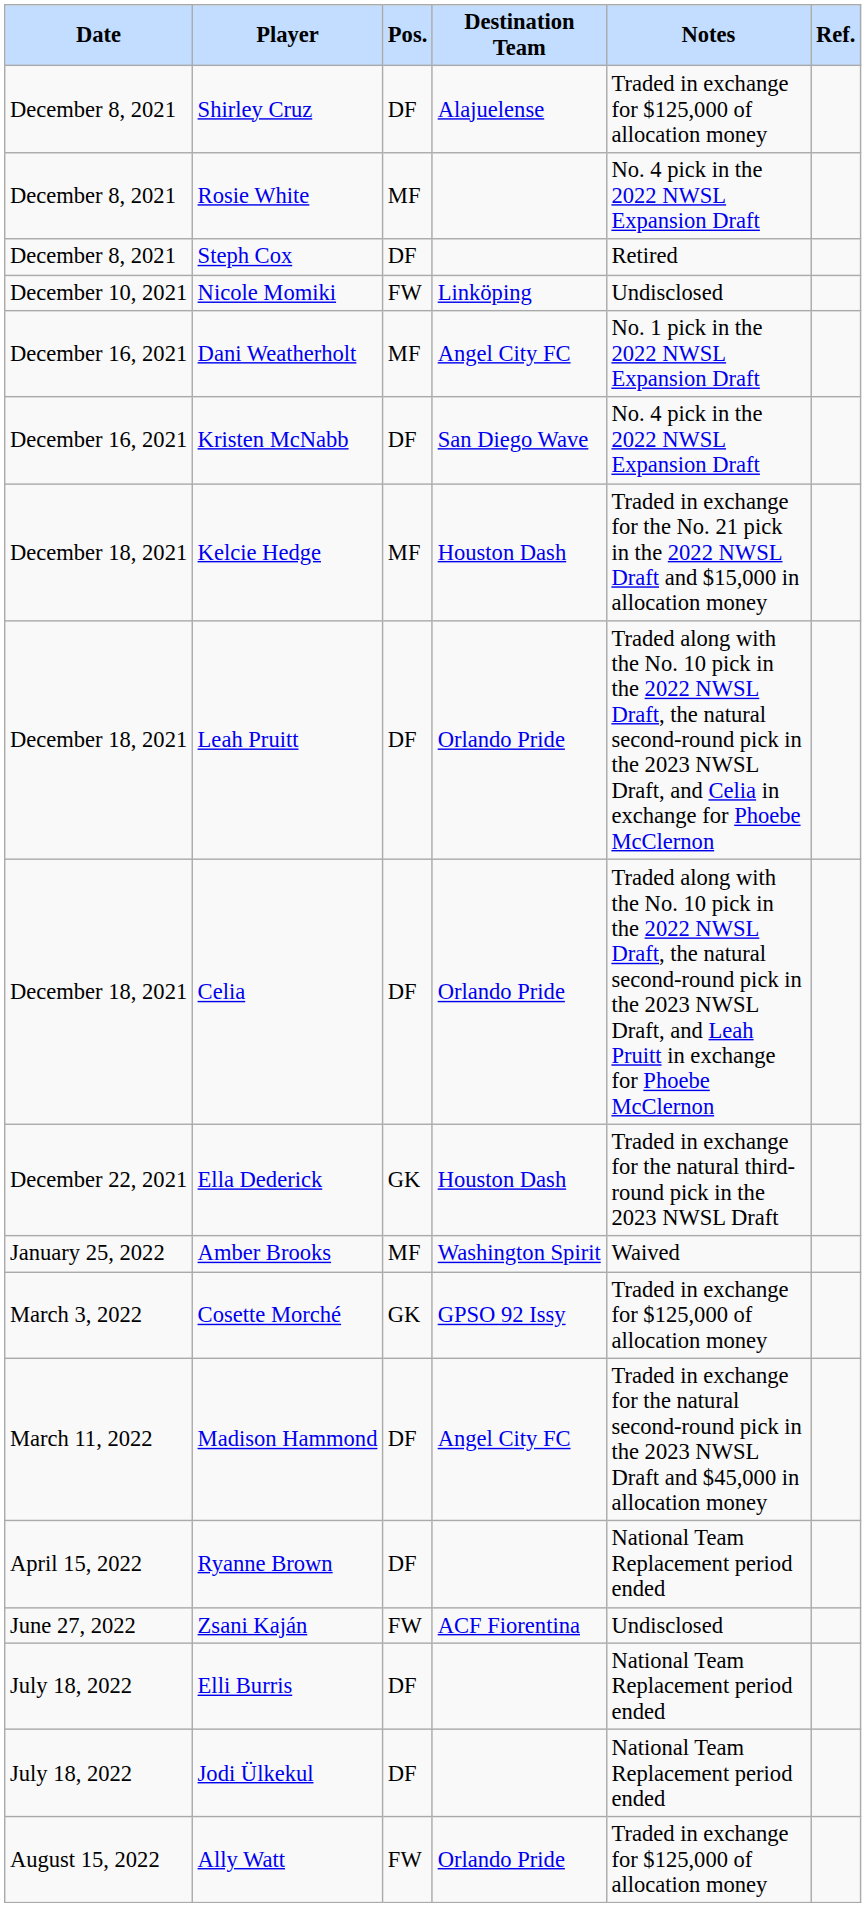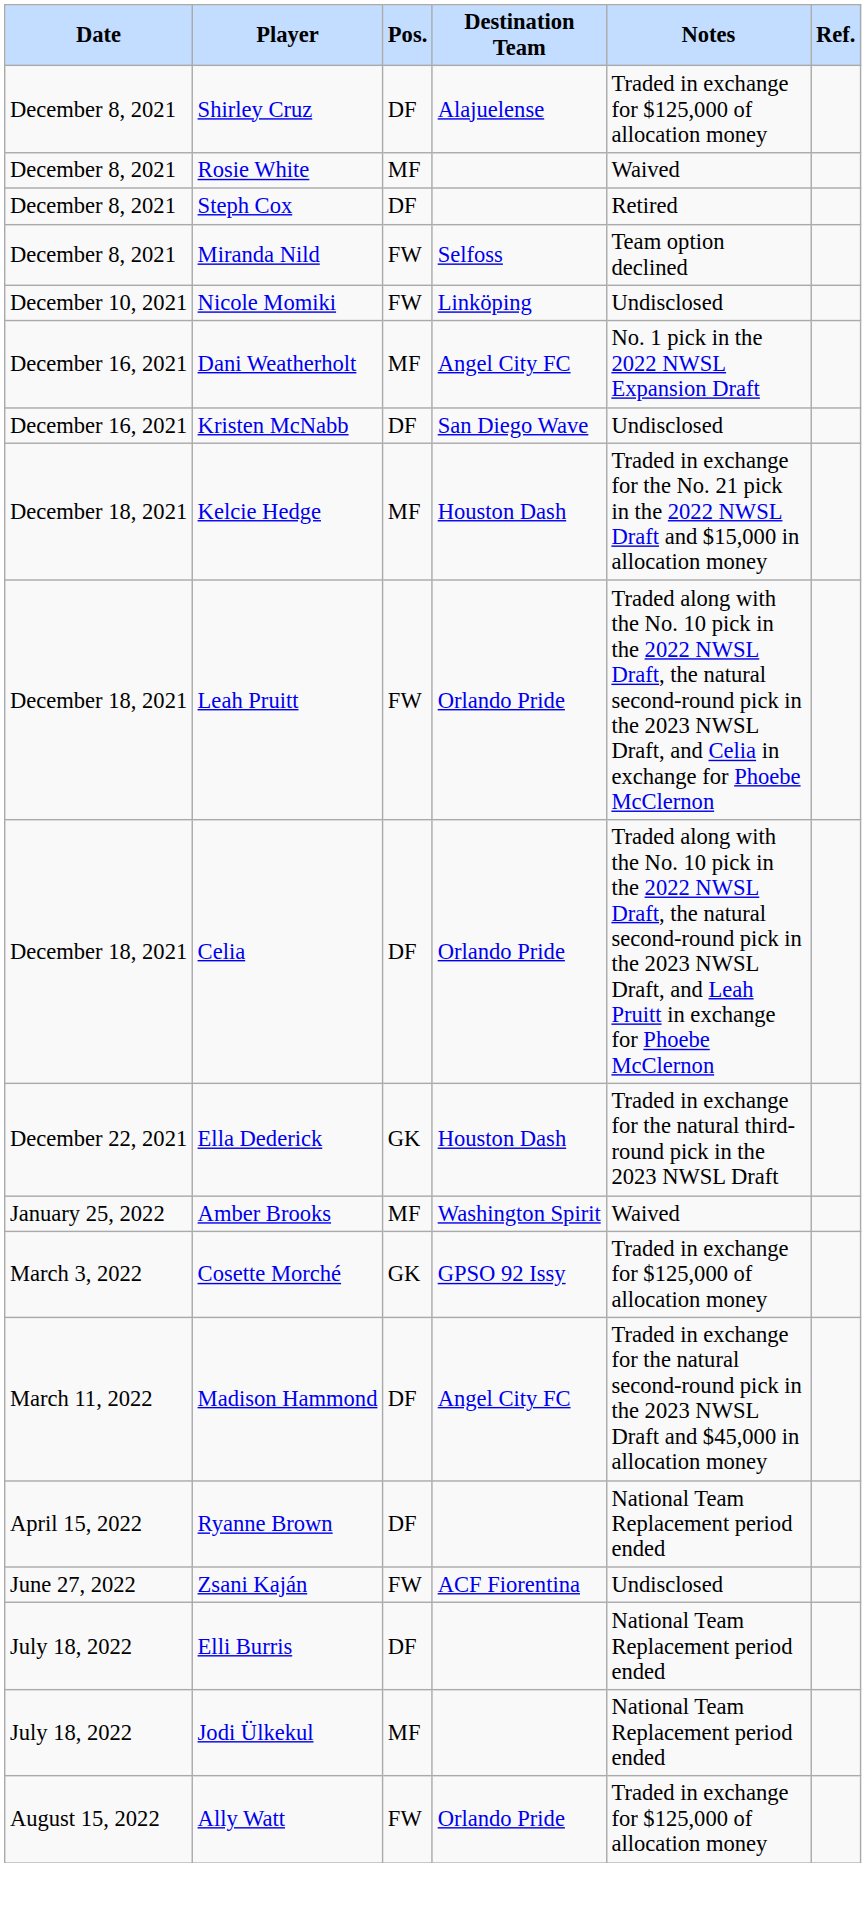(687, 195) No. 4 pick in the 2022 NWSL Expansion Draft -> (646, 170) Waived
+ row: (259, 254)
(687, 440) No. 4 pick in the 2022 NWSL Expansion Draft -> (667, 425) Undisclosed
(402, 740) DF -> (405, 699) FW
(402, 1772) DF -> (404, 1732) MF
